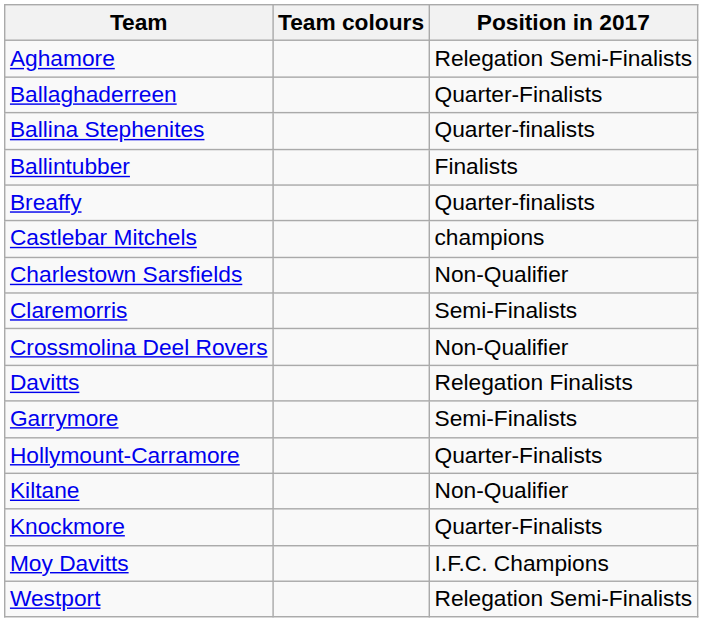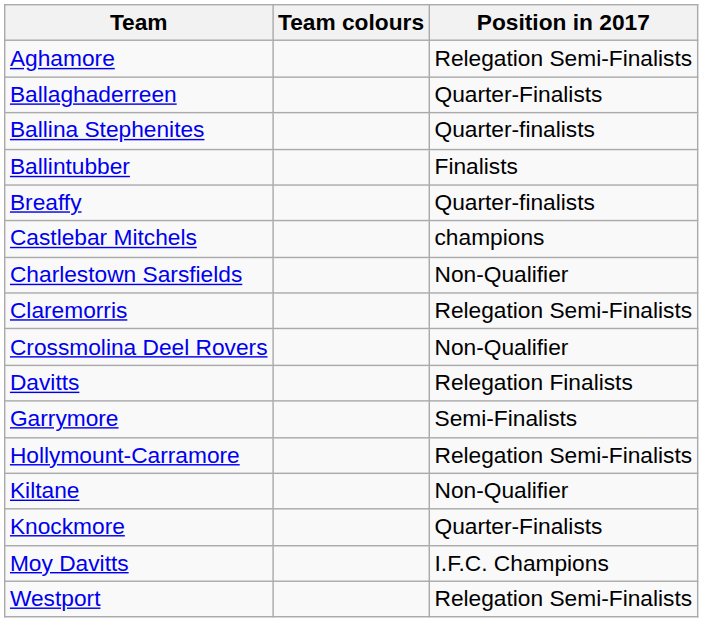(506, 310) Semi-Finalists -> (563, 310) Relegation Semi-Finalists
(518, 454) Quarter-Finalists -> (563, 454) Relegation Semi-Finalists
